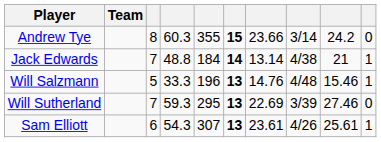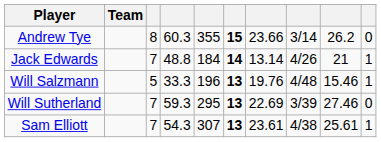(341, 37) 24.2 -> (341, 37) 26.2
(303, 59) 4/38 -> (303, 59) 4/26
(266, 81) 14.76 -> (266, 81) 19.76
(153, 125) 6 -> (153, 125) 7
(303, 125) 4/26 -> (303, 125) 4/38
